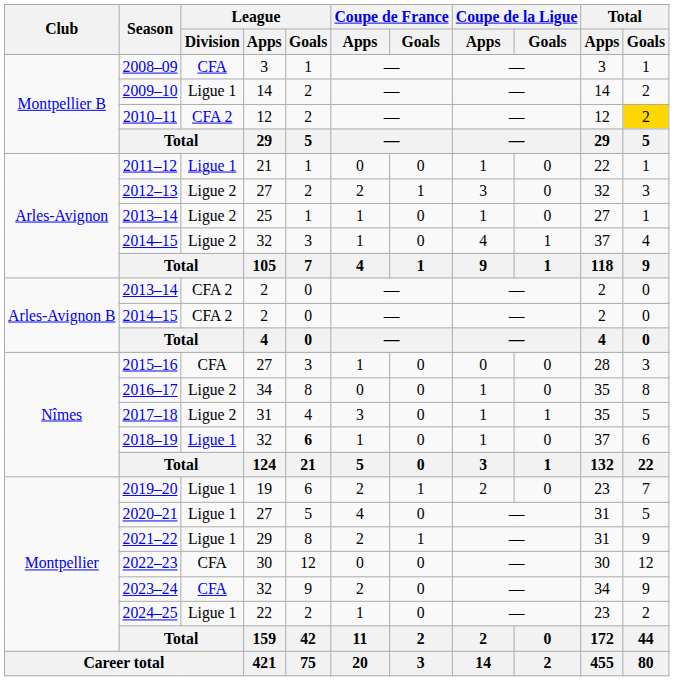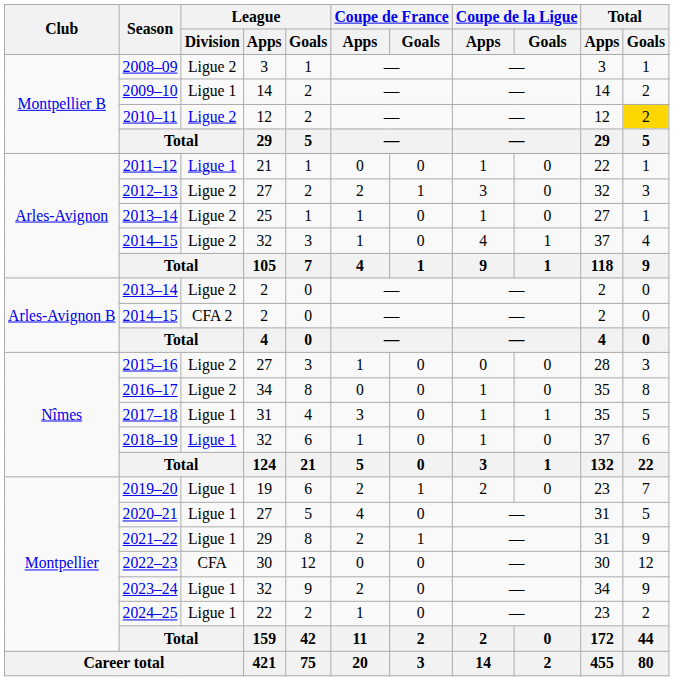(212, 66) CFA -> (212, 66) Ligue 2
(212, 116) CFA 2 -> (212, 116) Ligue 2
(212, 290) CFA 2 -> (212, 290) Ligue 2
(212, 365) CFA -> (212, 365) Ligue 2
(212, 414) Ligue 2 -> (212, 414) Ligue 1
(308, 439) bold -> (308, 439) normal
(212, 588) CFA -> (212, 588) Ligue 1
